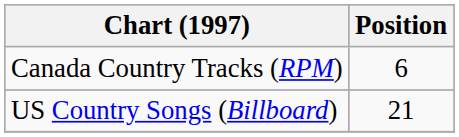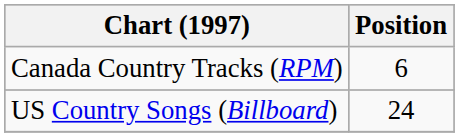(401, 110) 21 -> (401, 110) 24
